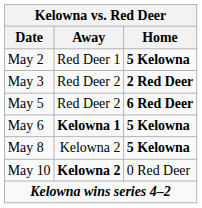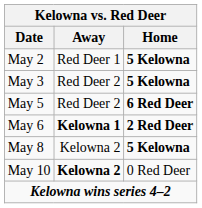(160, 81) 2 Red Deer -> (158, 81) 5 Kelowna
(158, 125) 5 Kelowna -> (160, 125) 2 Red Deer
